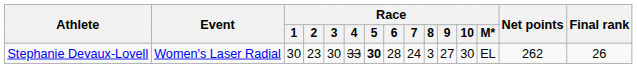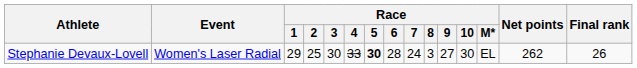(294, 54) 30 -> (294, 54) 29
(314, 54) 23 -> (314, 54) 25
